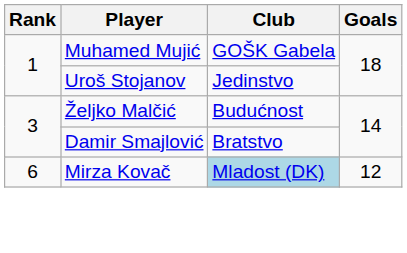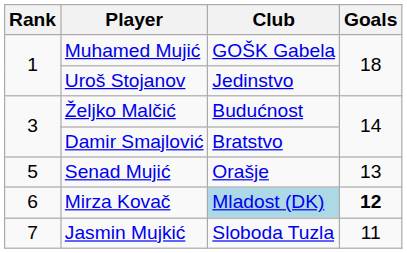+ row: (118, 171)
(371, 171) normal -> (371, 202) bold
+ row: (125, 232)
